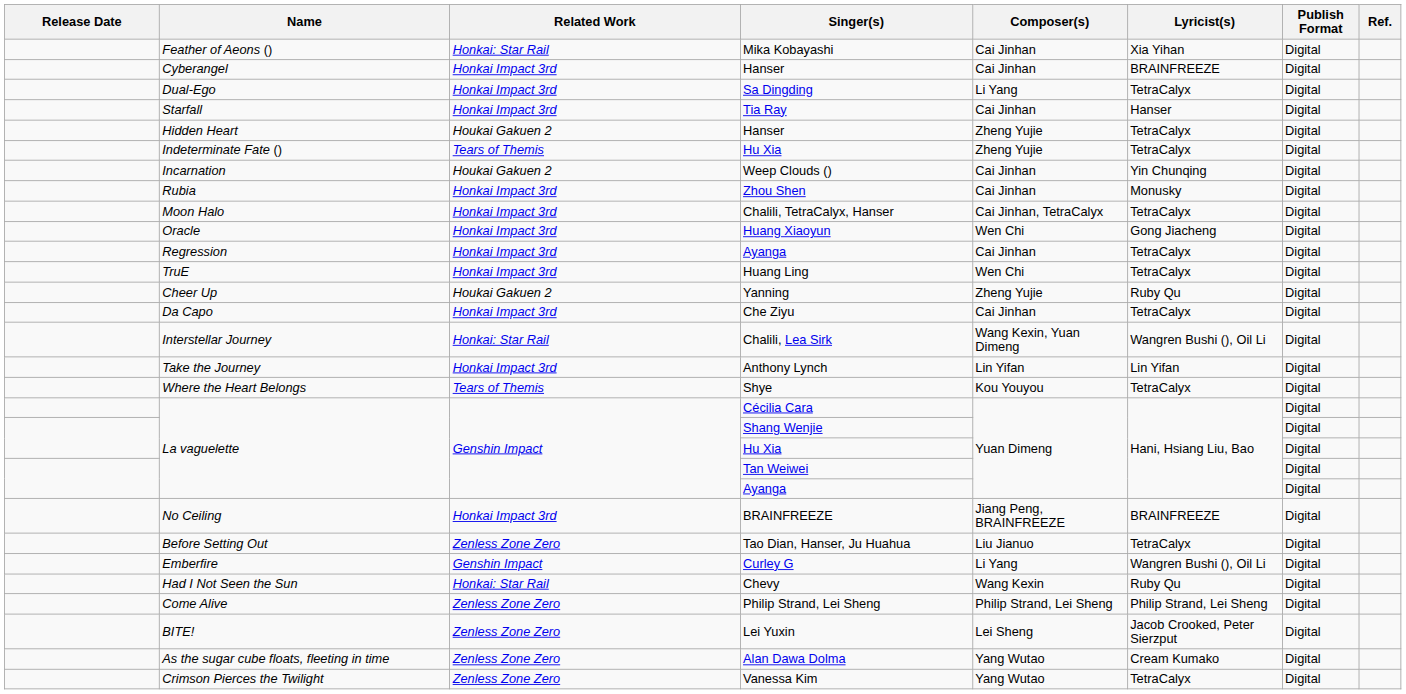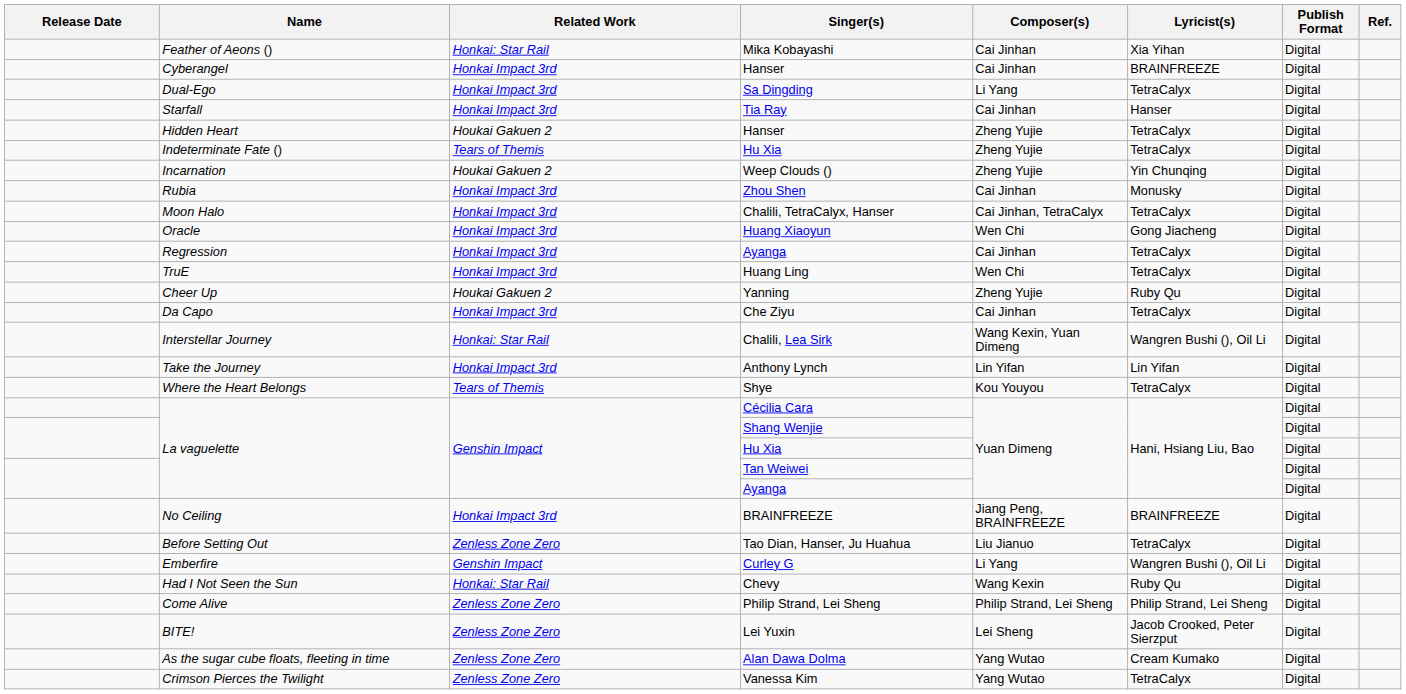(1006, 171) Cai Jinhan -> (1009, 171) Zheng Yujie
